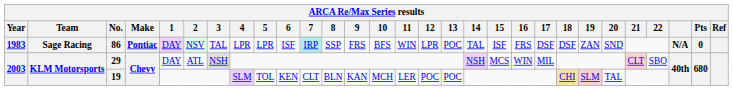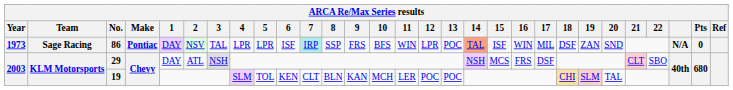(16, 45) 1983 -> (16, 45) 1973
(476, 45) no background -> (476, 45) lightsalmon background
(523, 45) FRS -> (523, 45) WIN
(546, 45) DSF -> (546, 45) MIL
(523, 61) WIN -> (523, 61) FRS
(546, 61) MIL -> (546, 61) DSF
